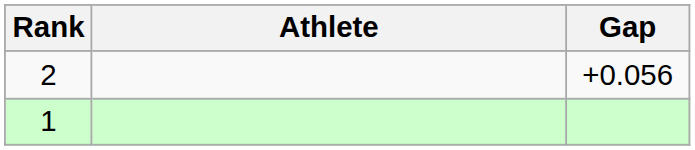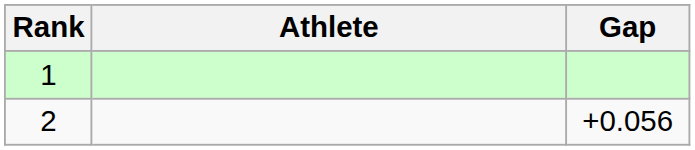rows swapped: (49, 121) <-> (49, 74)
